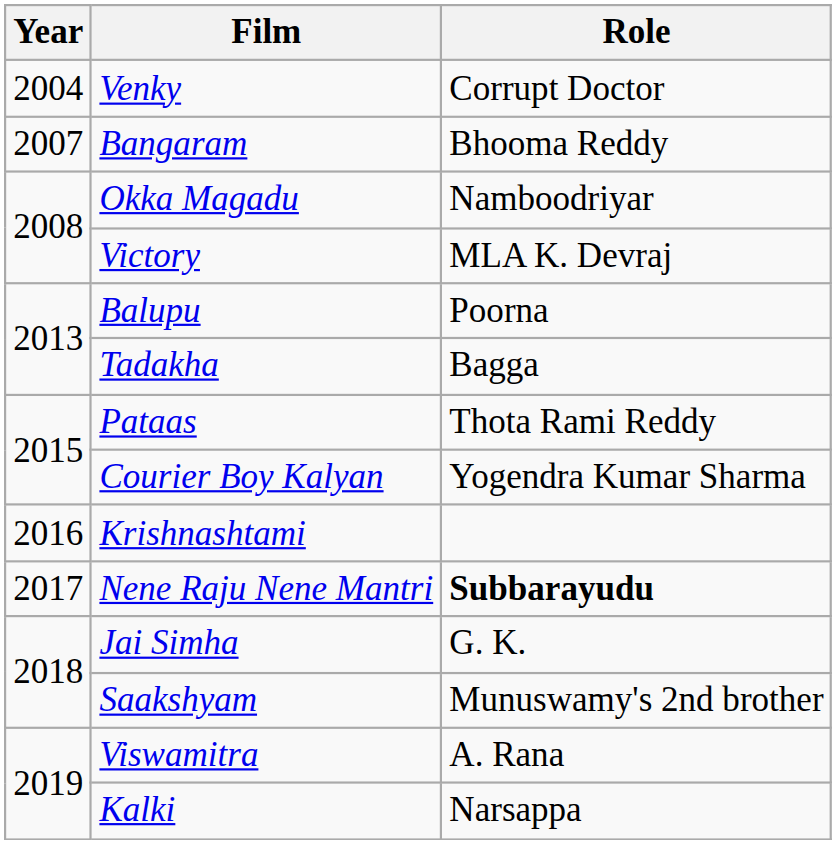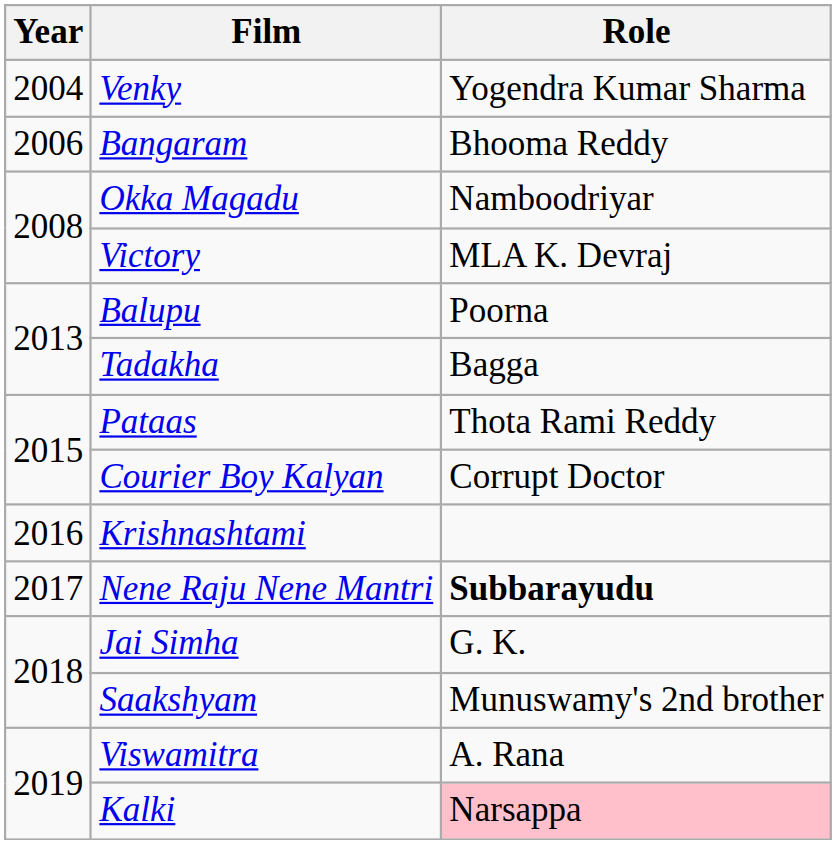(557, 87) Corrupt Doctor -> (628, 87) Yogendra Kumar Sharma
(48, 143) 2007 -> (48, 143) 2006
(628, 476) Yogendra Kumar Sharma -> (557, 476) Corrupt Doctor
(516, 810) no background -> (516, 810) pink background
